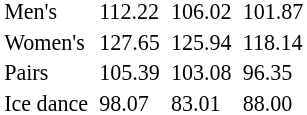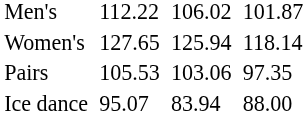(130, 73) 105.39 -> (130, 73) 105.53
(201, 73) 103.08 -> (201, 73) 103.06
(268, 73) 96.35 -> (268, 73) 97.35
(124, 103) 98.07 -> (124, 103) 95.07
(196, 103) 83.01 -> (196, 103) 83.94
